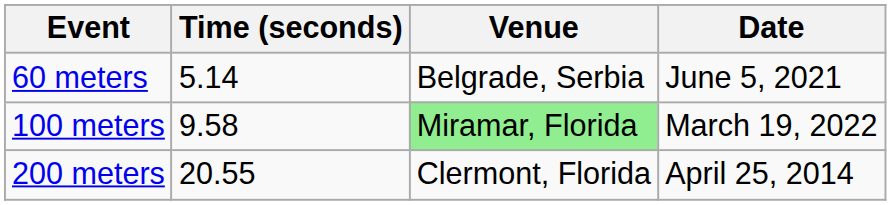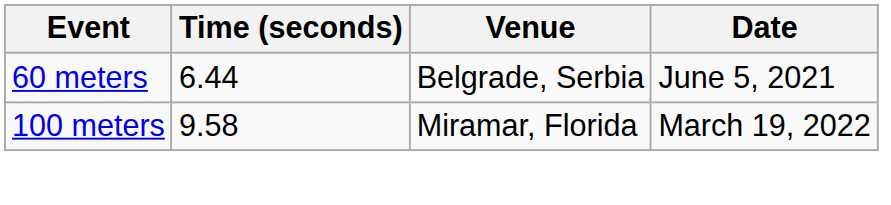(209, 77) 5.14 -> (209, 77) 6.44
(527, 125) lightgreen background -> (527, 125) no background
- row: (88, 174)
